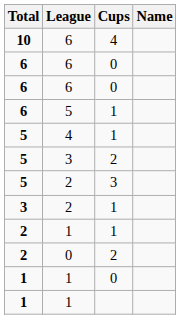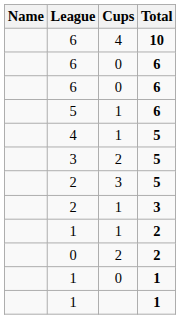columns swapped: (155, 16) <-> (24, 16)
